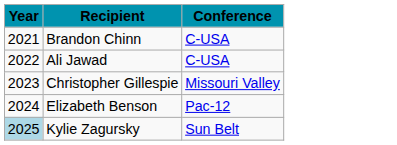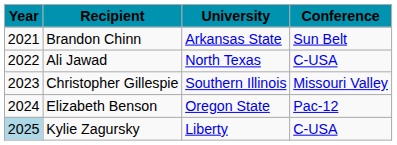+ column: (236, 16)
(207, 39) C-USA -> (320, 39) Sun Belt
(212, 129) Sun Belt -> (315, 129) C-USA
